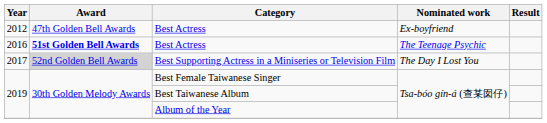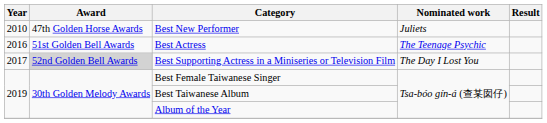+ row: (17, 28)
- row: (17, 28)
(85, 45) bold -> (83, 45) normal
